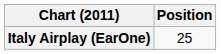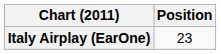(185, 37) 25 -> (185, 37) 23
